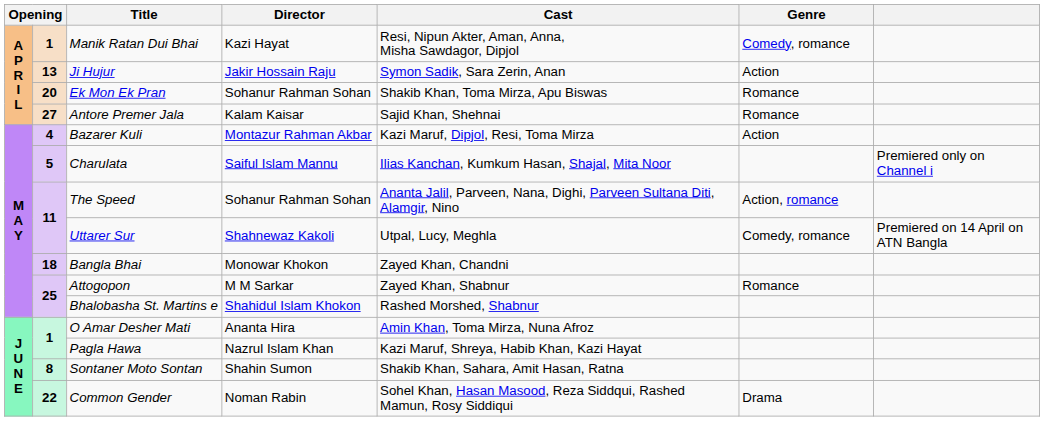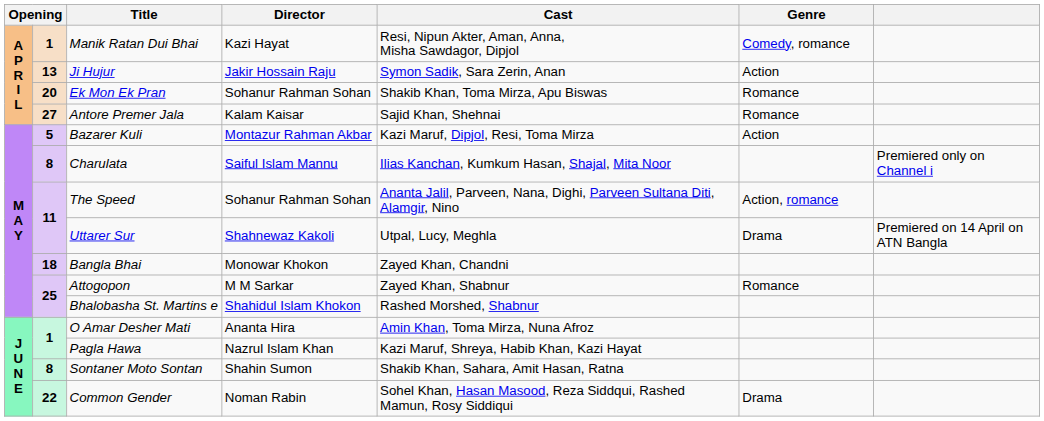(49, 135) 4 -> (49, 135) 5
(49, 163) 5 -> (49, 163) 8
(796, 235) Comedy, romance -> (762, 235) Drama
